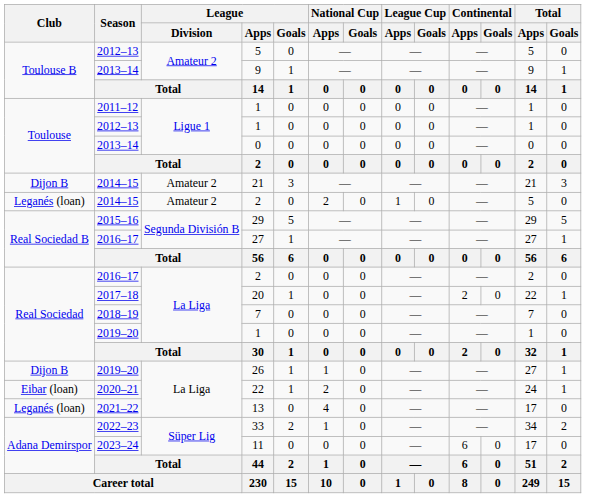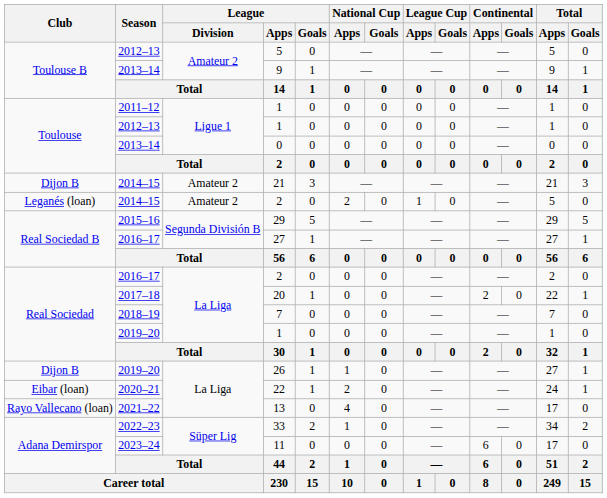(49, 408) Leganés (loan) -> (60, 408) Rayo Vallecano (loan)
